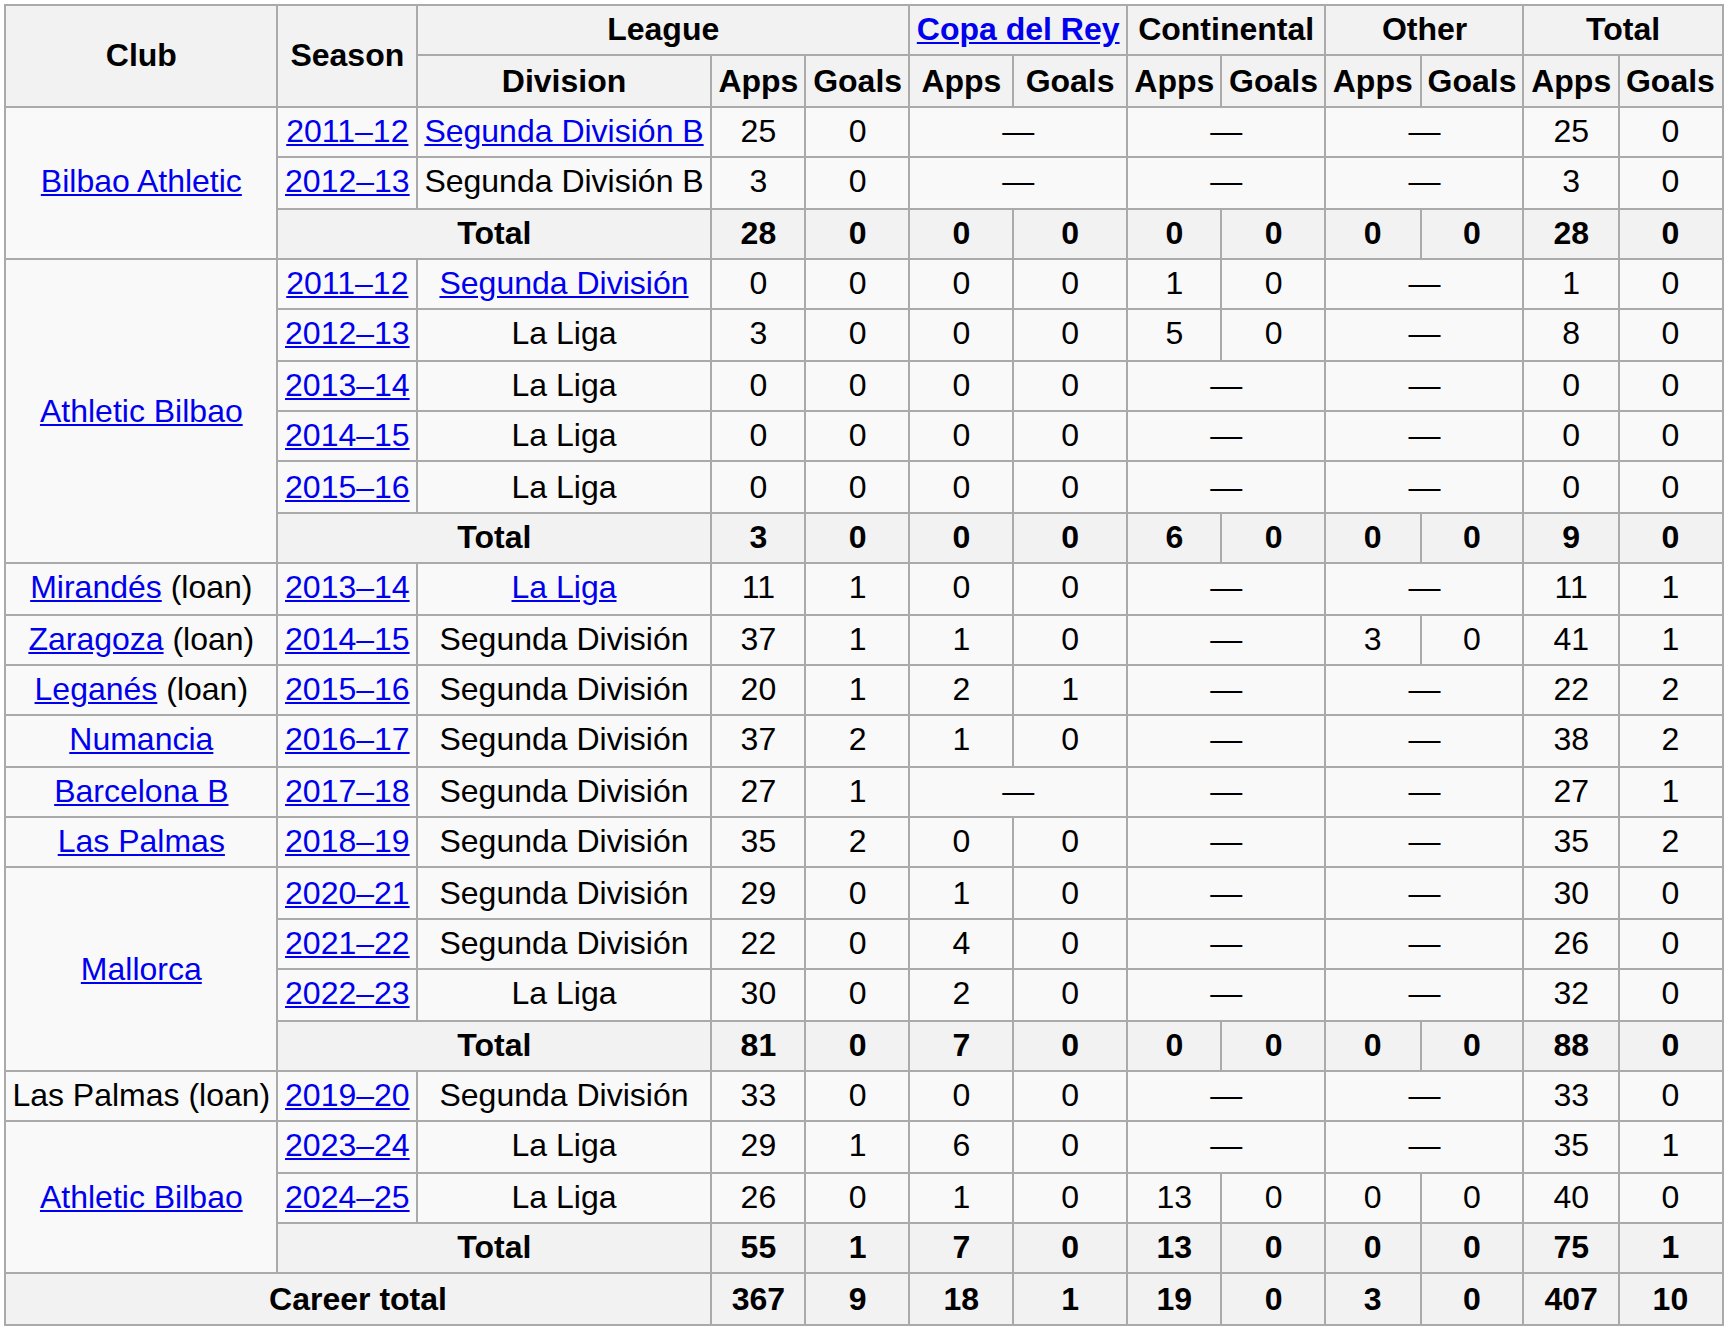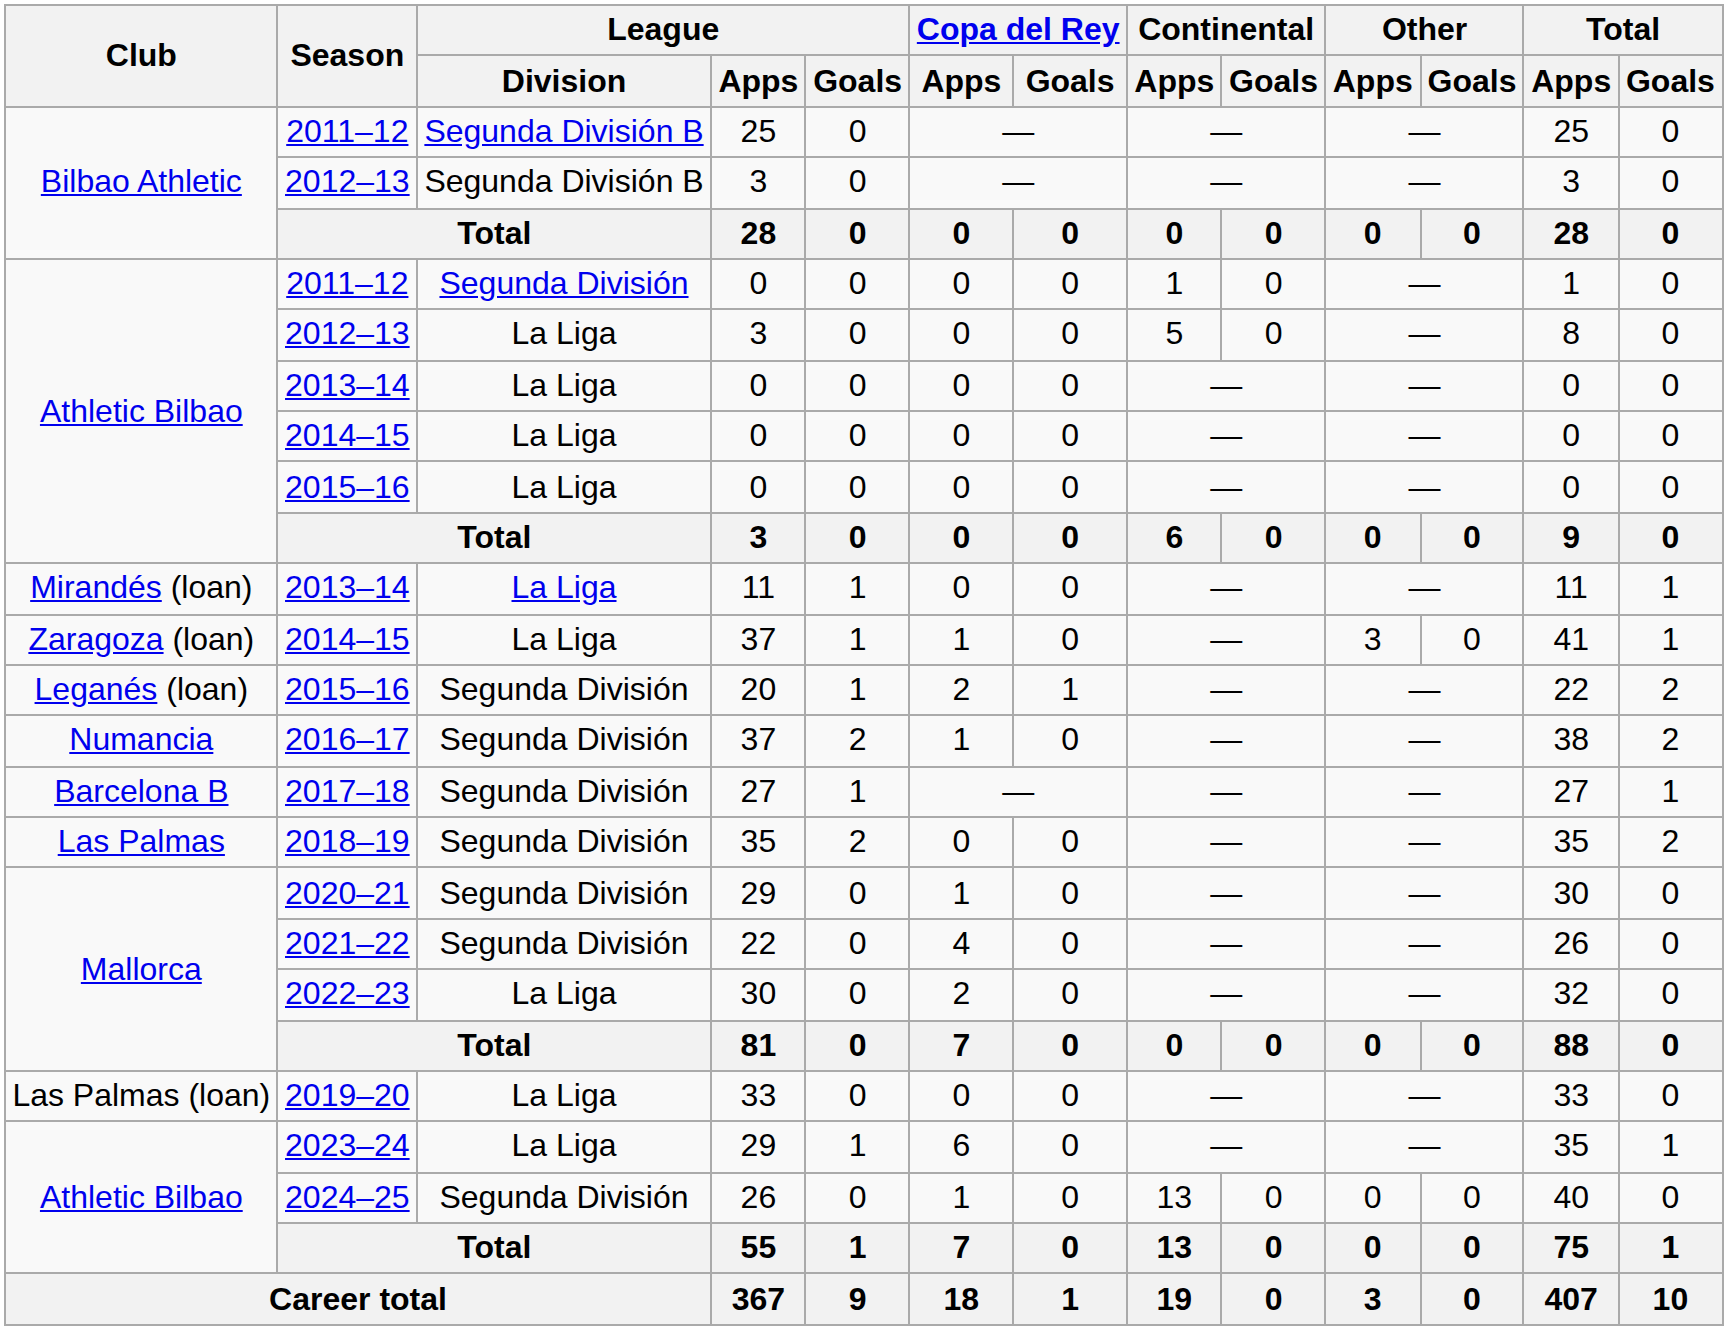(564, 638) Segunda División -> (564, 638) La Liga
(564, 1095) Segunda División -> (564, 1095) La Liga
(564, 1197) La Liga -> (564, 1197) Segunda División
